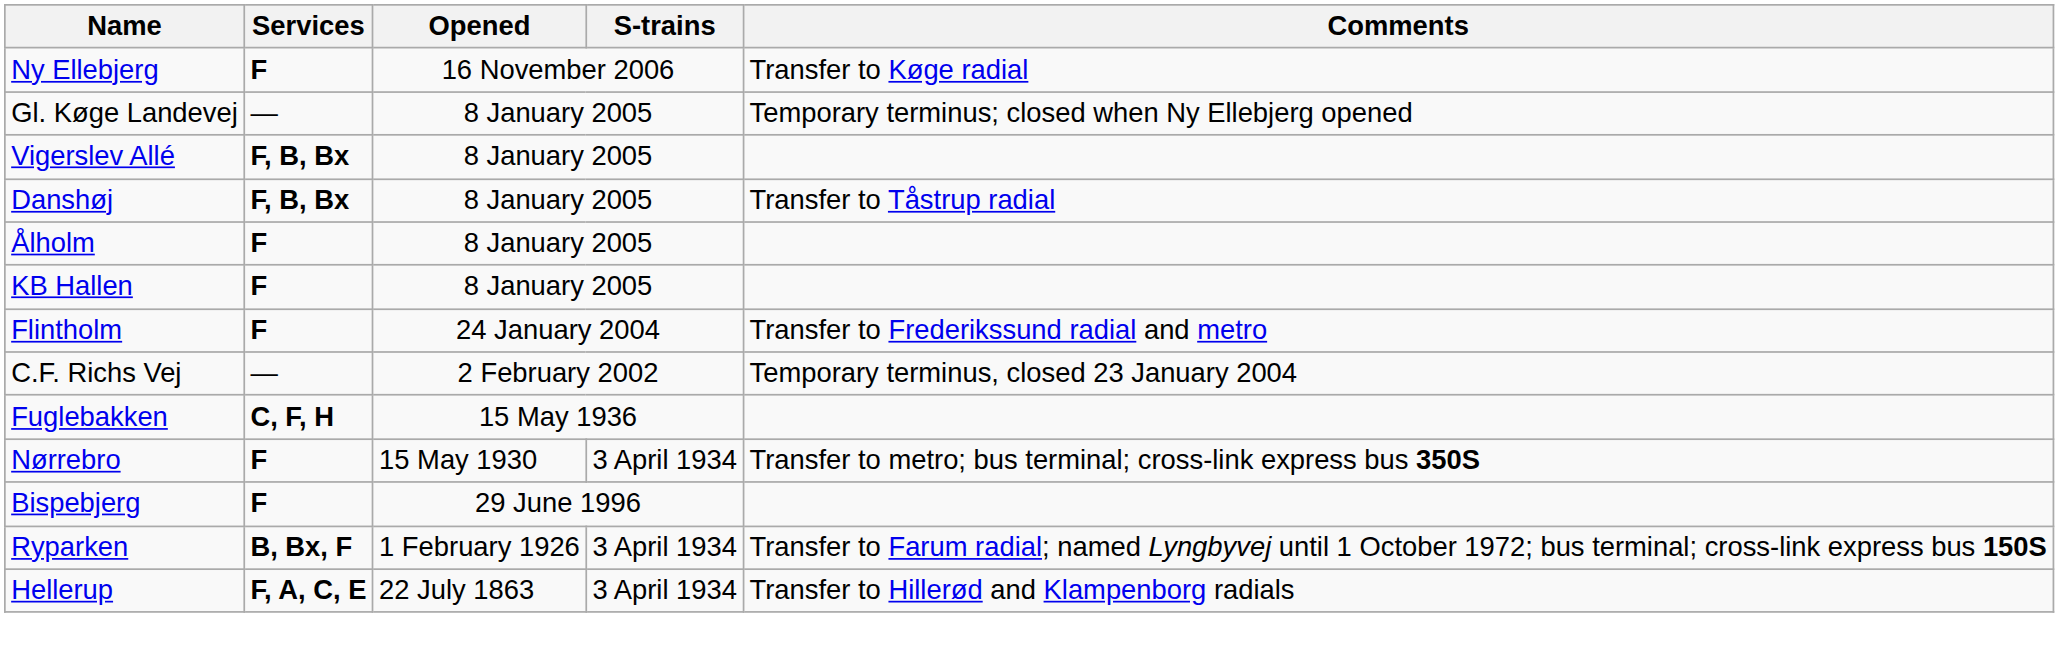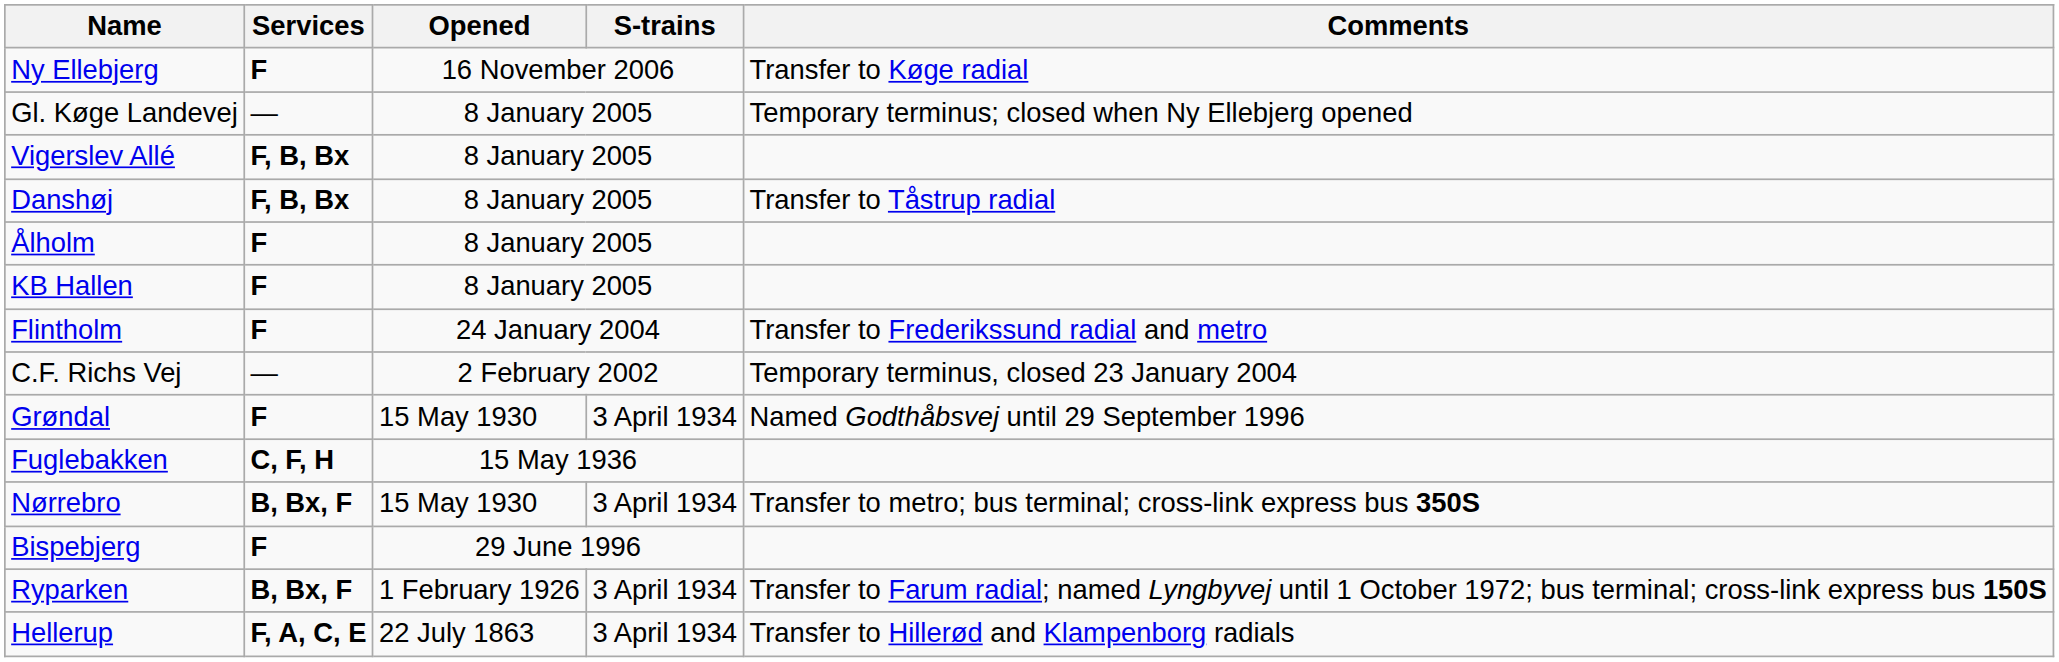+ row: (61, 416)
(259, 460) F -> (301, 503) B, Bx, F
